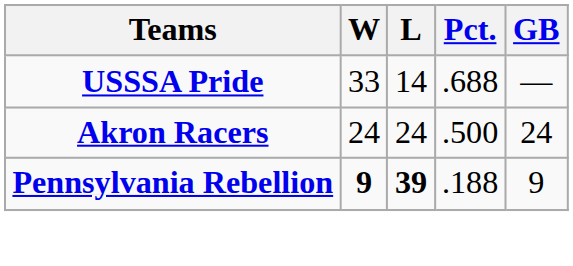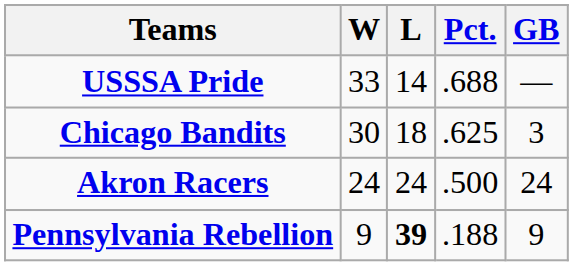+ row: (173, 132)
(364, 183) bold -> (364, 234) normal
